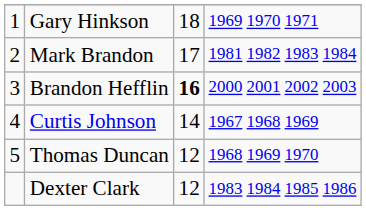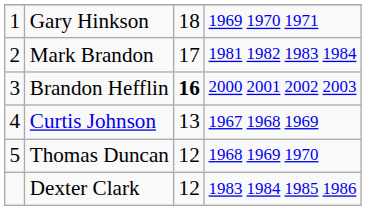(189, 121) 14 -> (189, 121) 13
